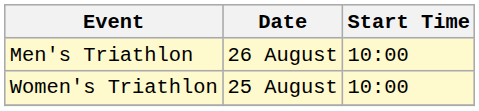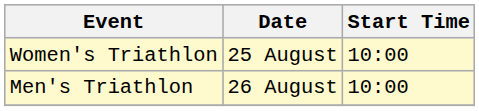rows swapped: (114, 88) <-> (102, 55)
